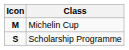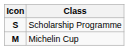rows swapped: (54, 24) <-> (75, 38)
